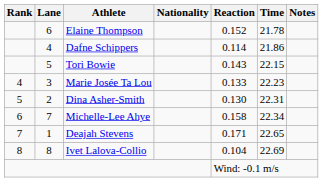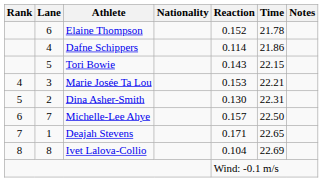(234, 82) 0.133 -> (234, 82) 0.153
(272, 82) 22.23 -> (272, 82) 22.21
(234, 116) 0.158 -> (234, 116) 0.157
(272, 116) 22.34 -> (272, 116) 22.50
